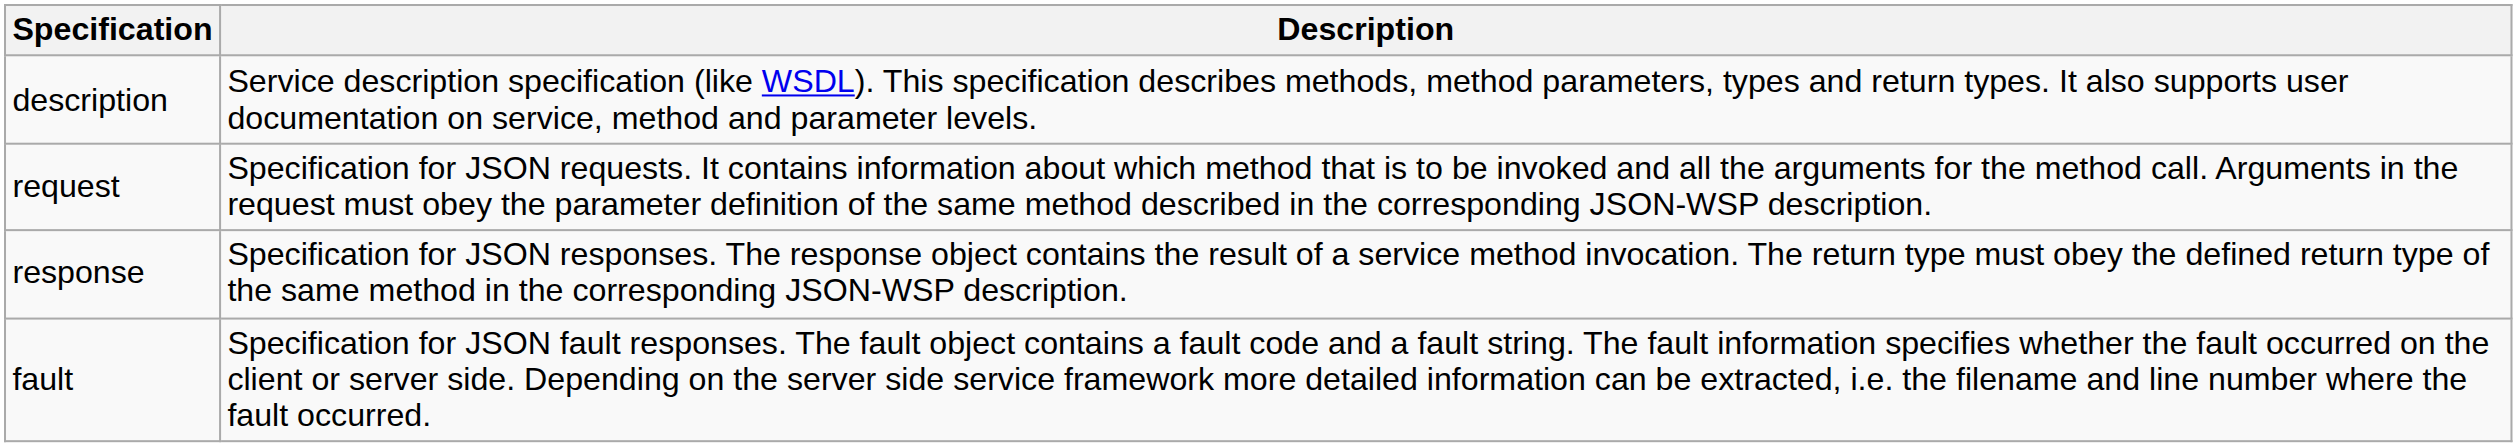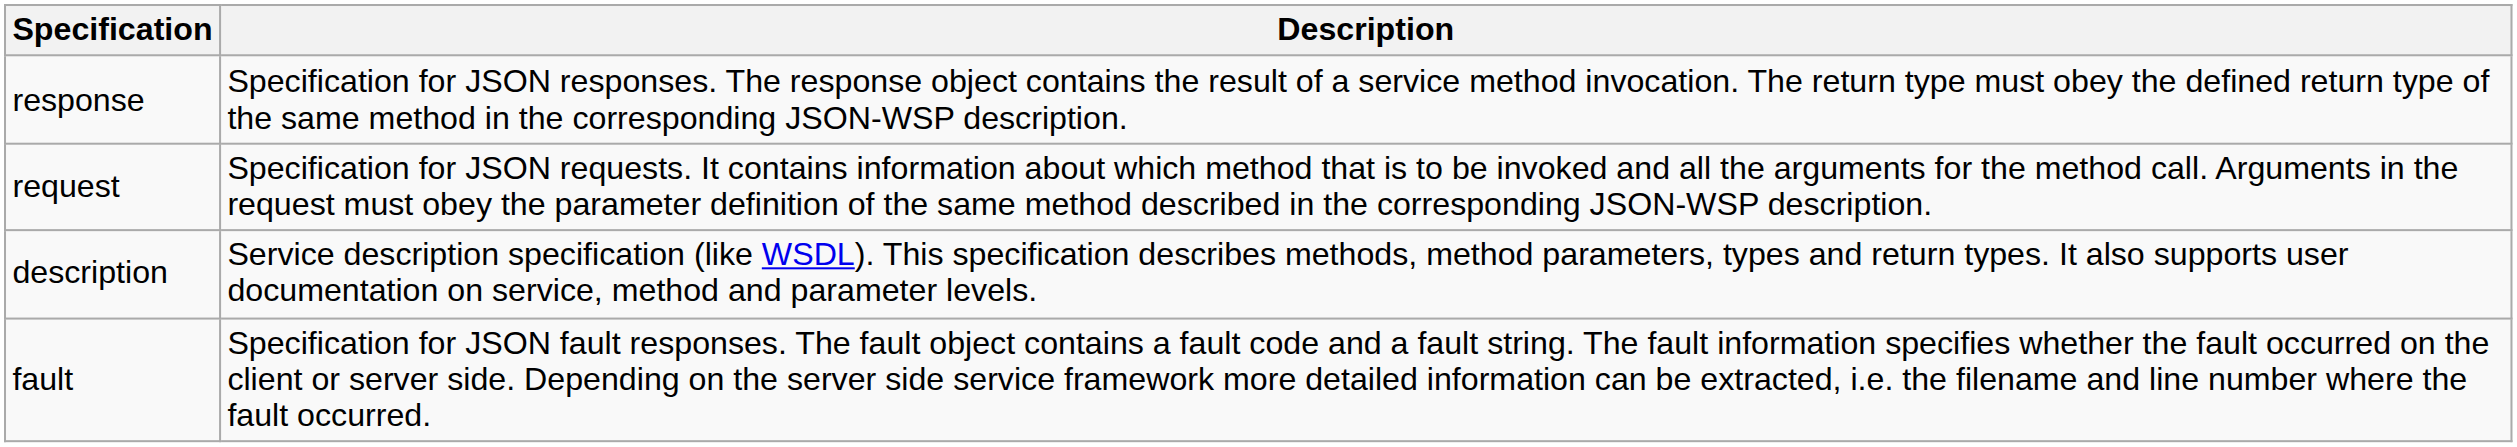rows swapped: (90, 99) <-> (79, 273)
